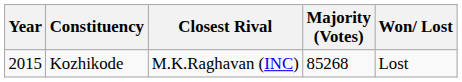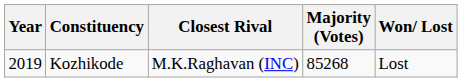(25, 63) 2015 -> (25, 63) 2019
